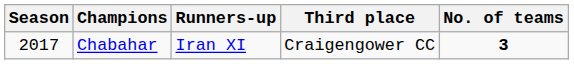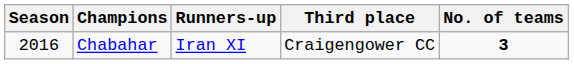(39, 46) 2017 -> (39, 46) 2016
